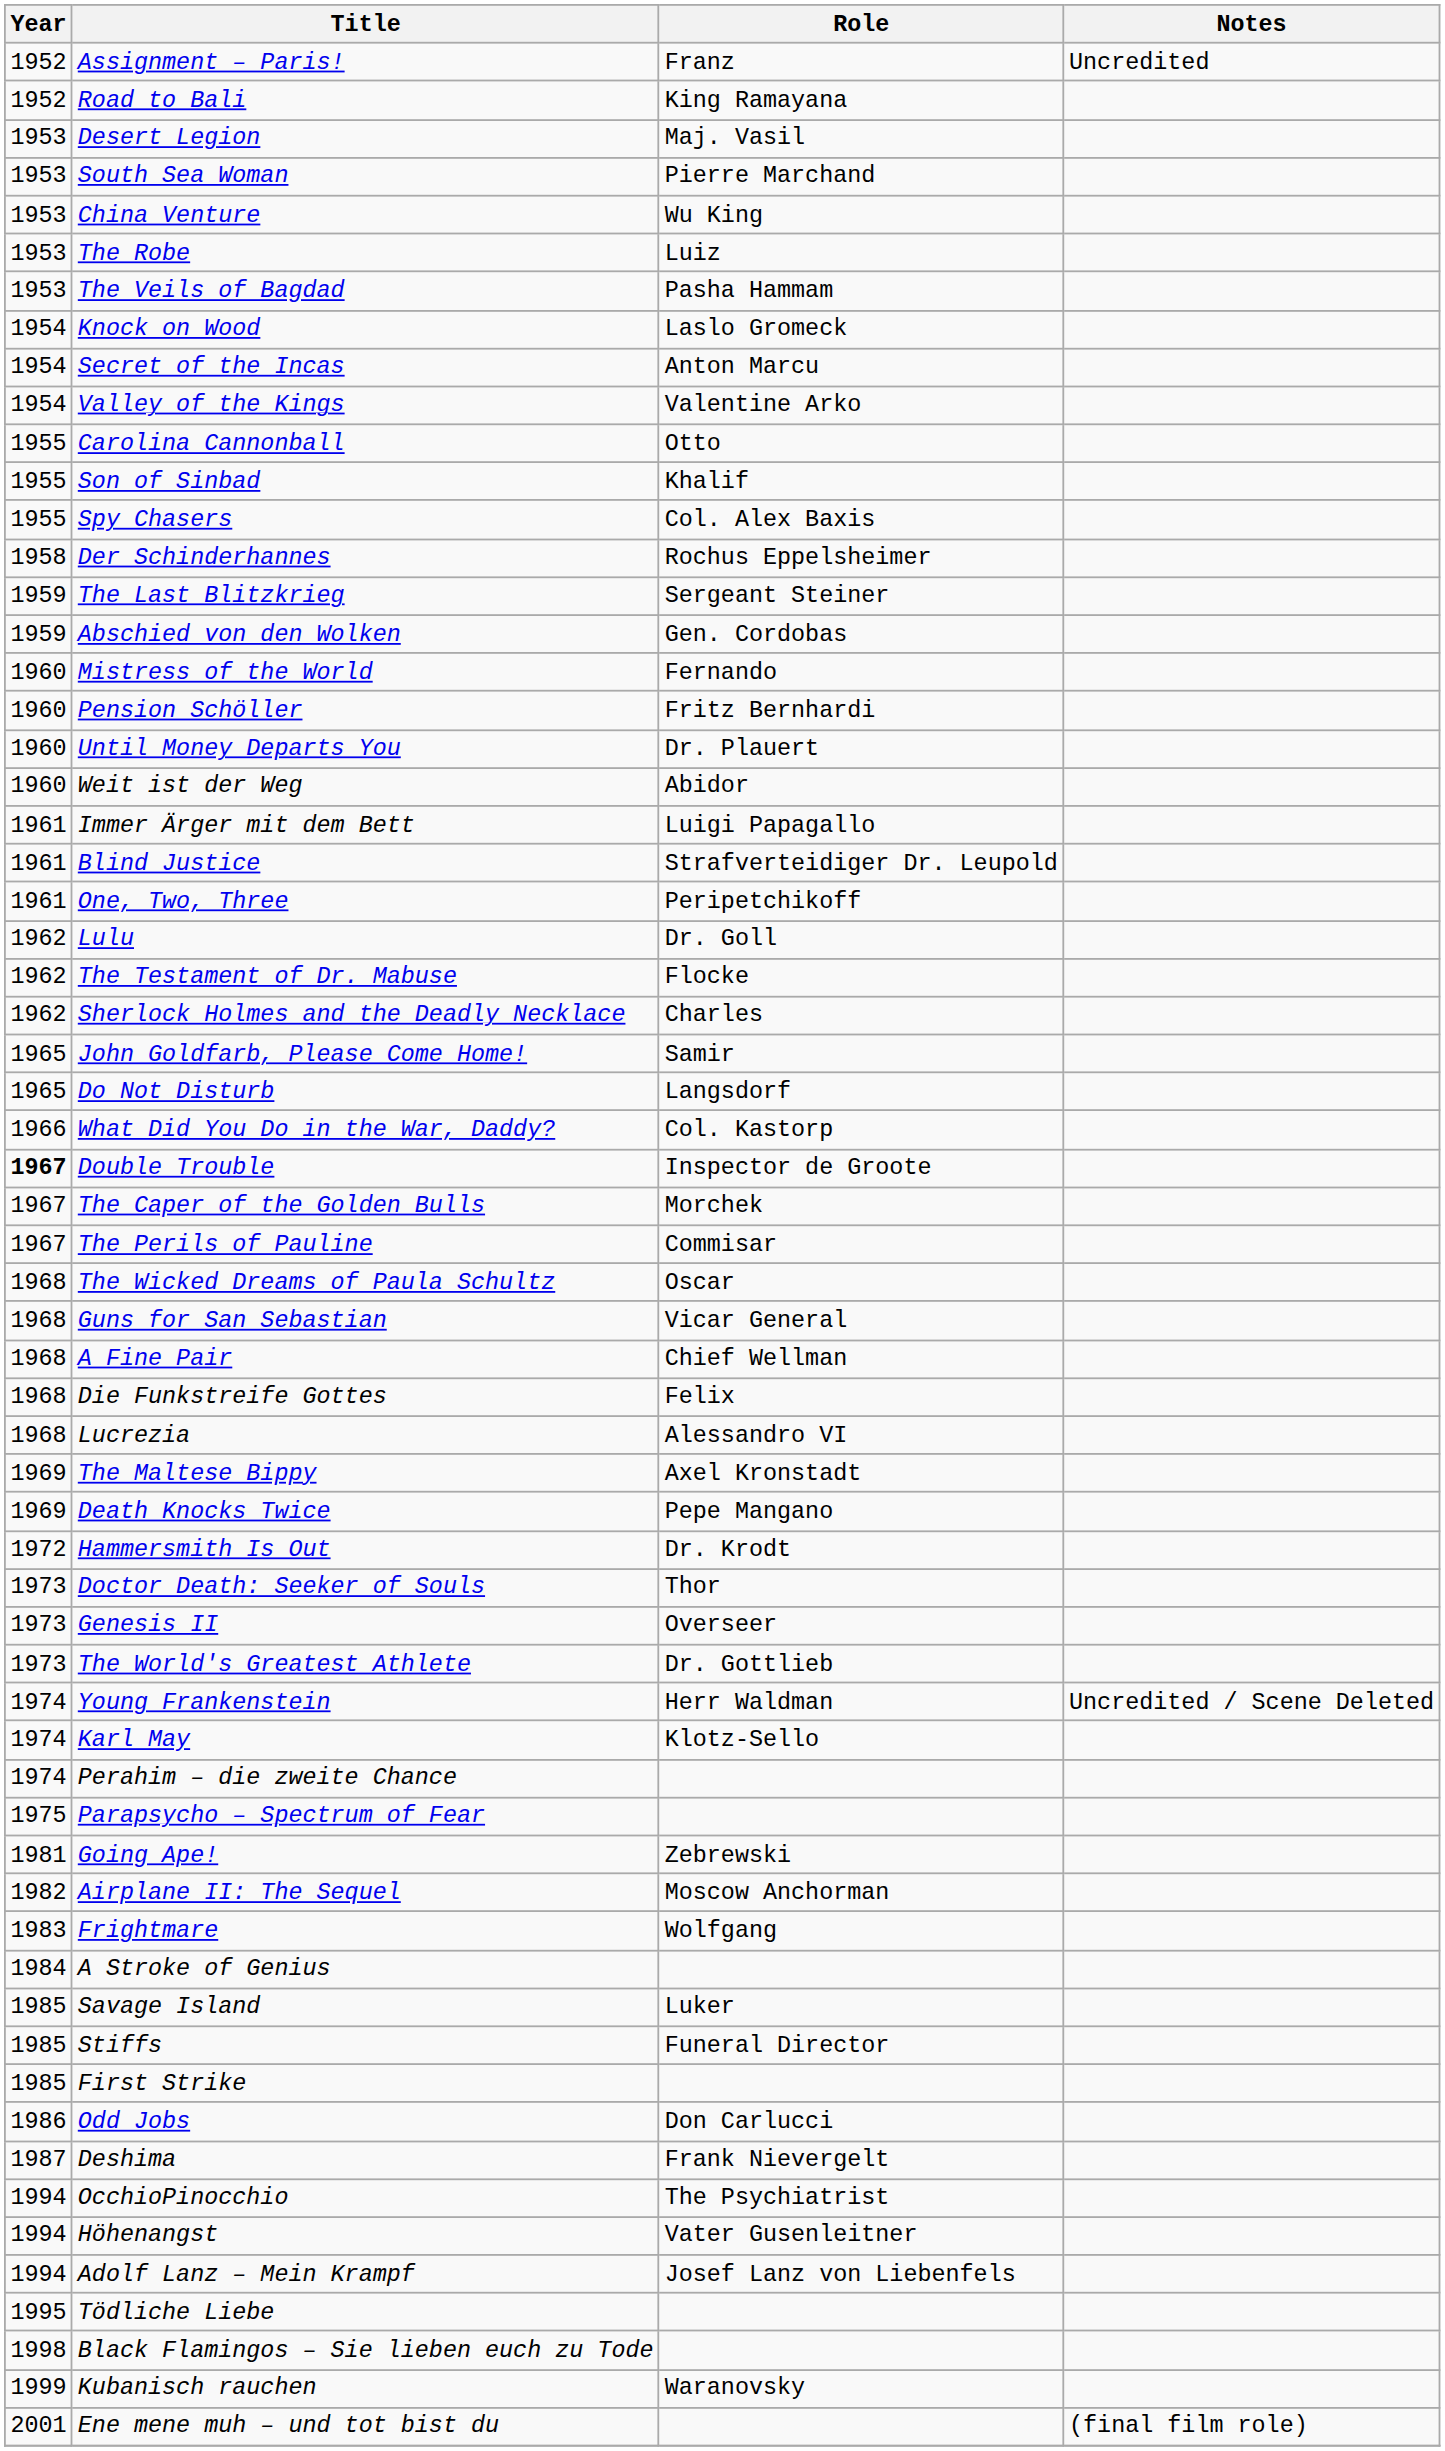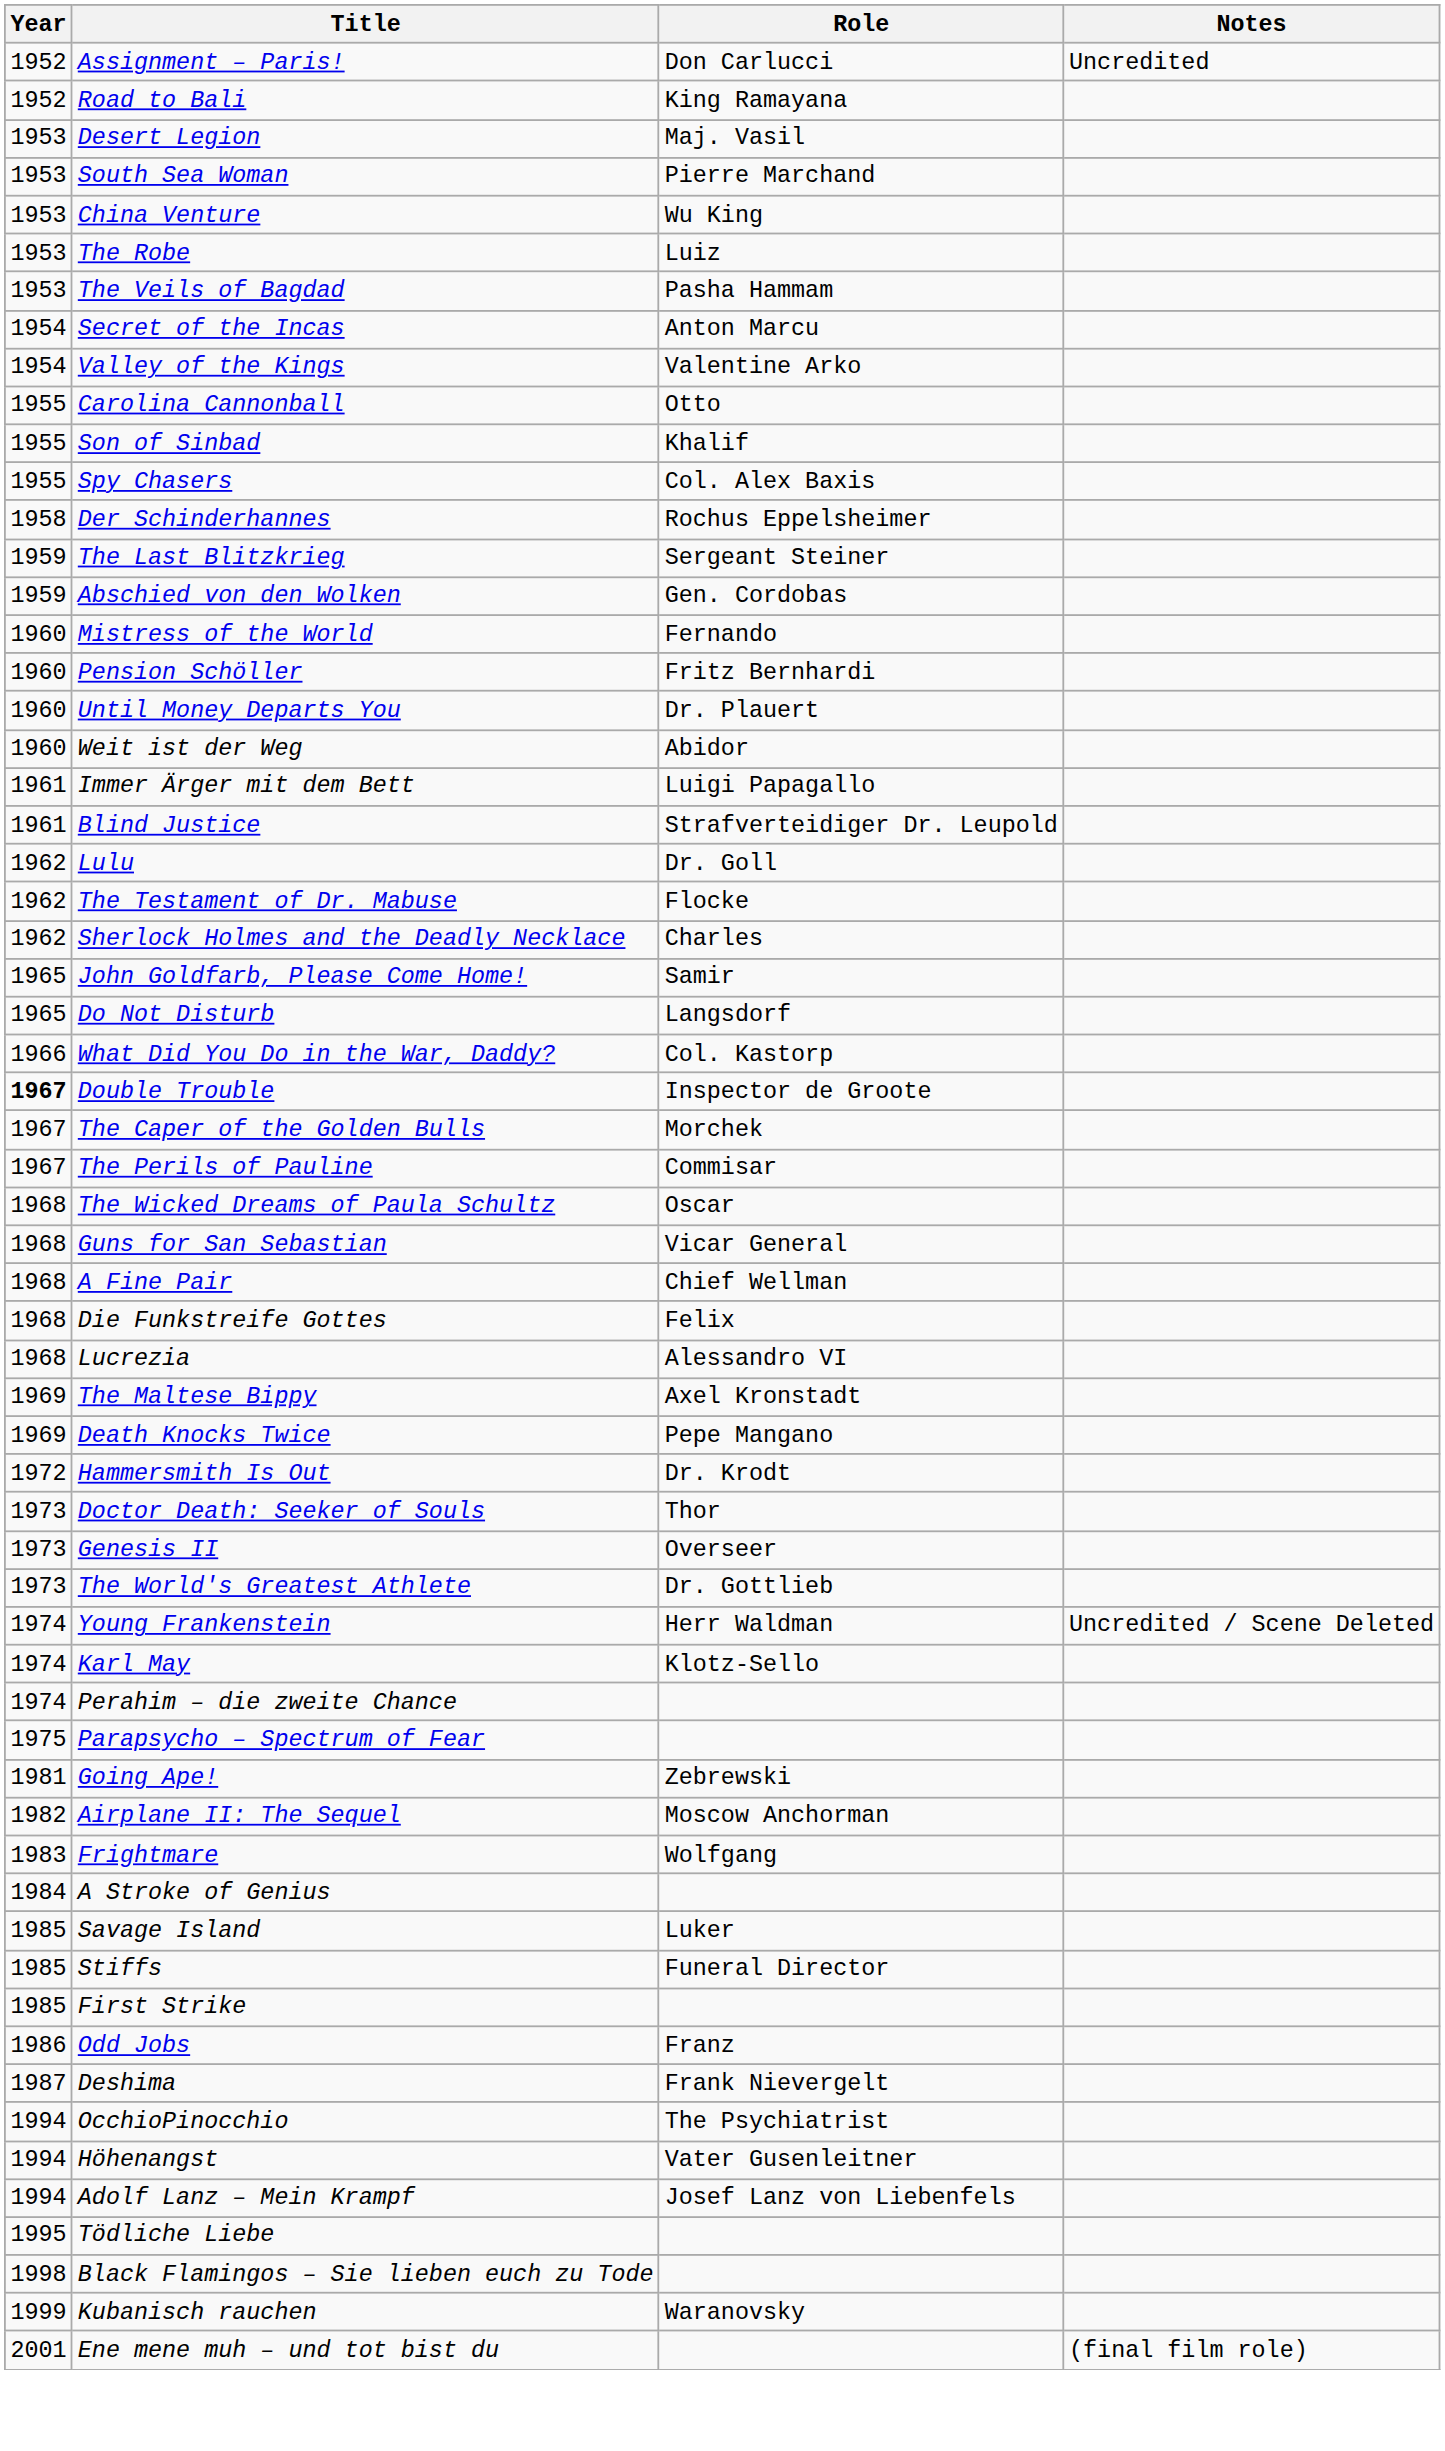(700, 62) Franz -> (749, 62) Don Carlucci
- row: (169, 329)
- row: (183, 901)
(749, 2122) Don Carlucci -> (700, 2045) Franz
